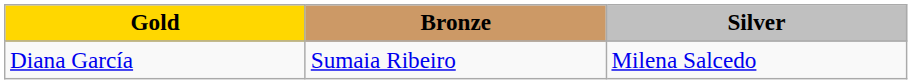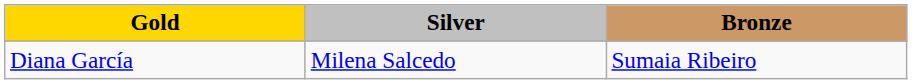columns swapped: (756, 22) <-> (456, 22)
